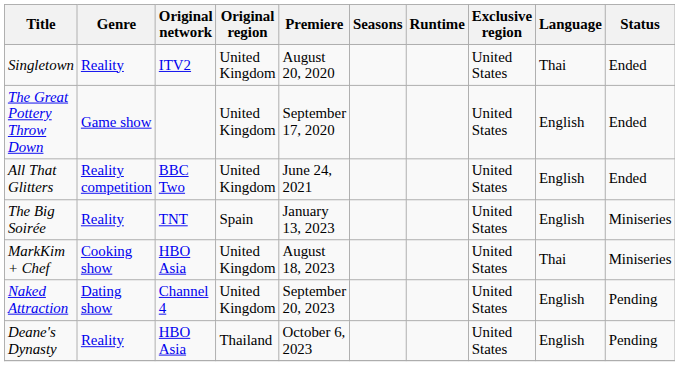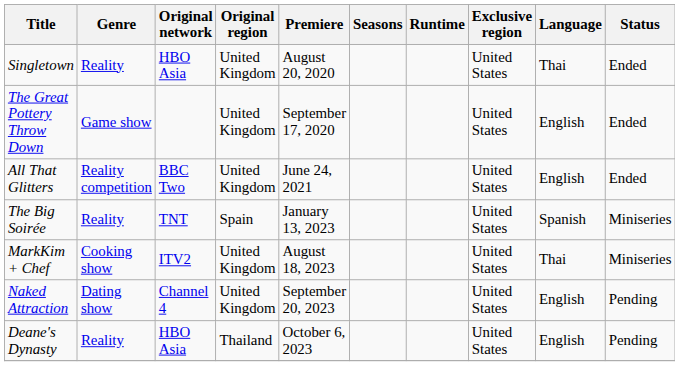(175, 65) ITV2 -> (175, 65) HBO Asia
(562, 219) English -> (562, 219) Spanish
(175, 259) HBO Asia -> (175, 259) ITV2
